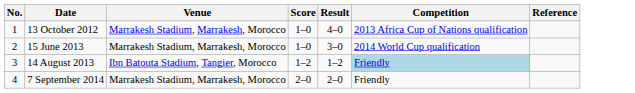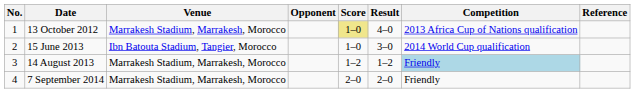+ column: (313, 12)
(303, 29) no background -> (353, 29) khaki background
(197, 46) Marrakesh Stadium, Marrakesh, Morocco -> (193, 46) Ibn Batouta Stadium, Tangier, Morocco
(193, 63) Ibn Batouta Stadium, Tangier, Morocco -> (197, 63) Marrakesh Stadium, Marrakesh, Morocco
